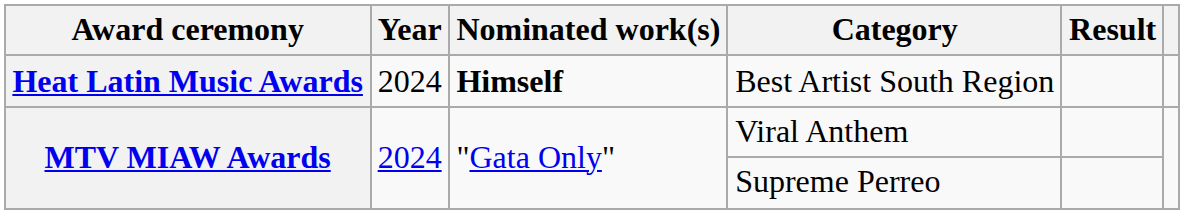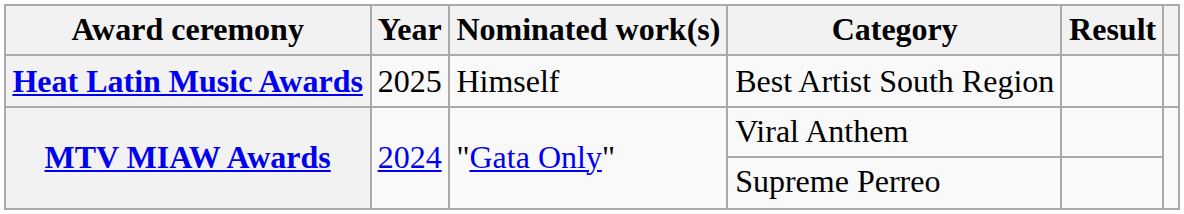(410, 80) 2024 -> (410, 80) 2025
(510, 80) bold -> (508, 80) normal
